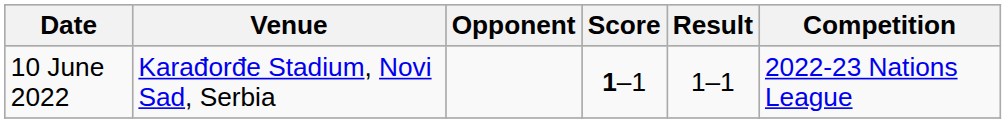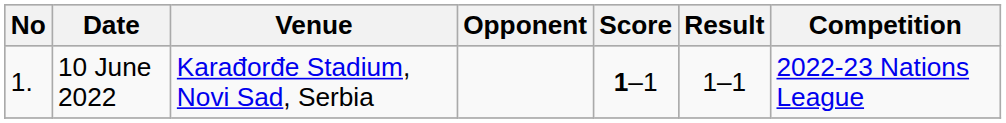+ column: (28, 25)
